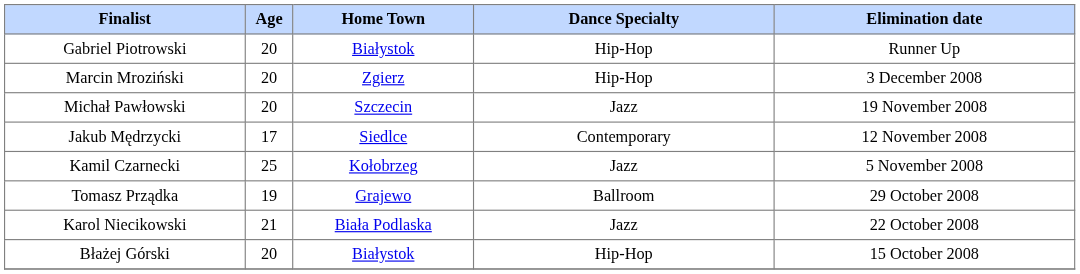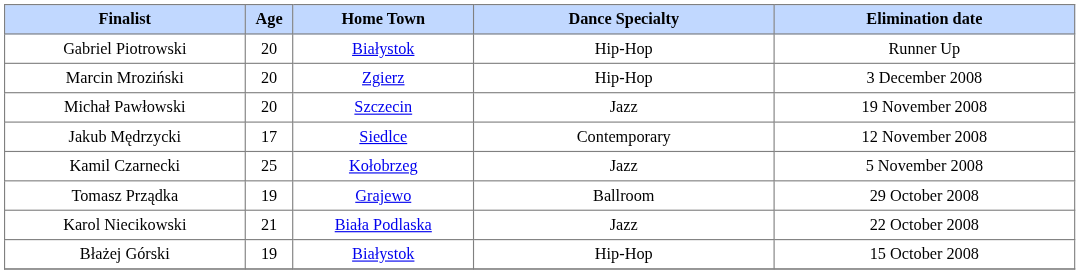(269, 254) 20 -> (269, 254) 19
